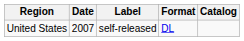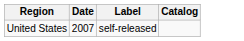- column: (178, 12)
